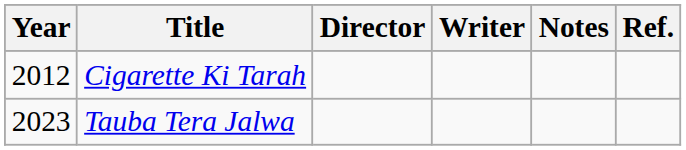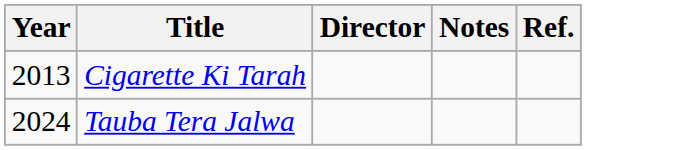- column: (482, 27)
(41, 74) 2012 -> (41, 74) 2013
(41, 121) 2023 -> (41, 121) 2024
